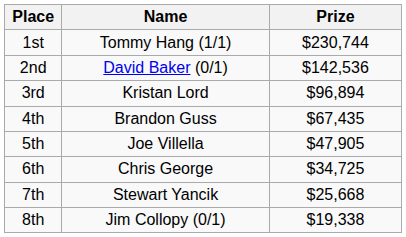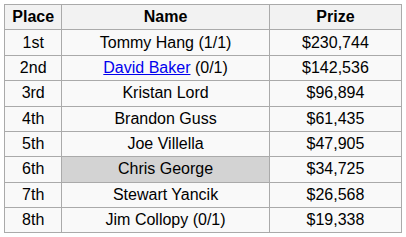(335, 118) $67,435 -> (335, 118) $61,435
(166, 169) no background -> (166, 169) lightgrey background
(335, 194) $25,668 -> (335, 194) $26,568
